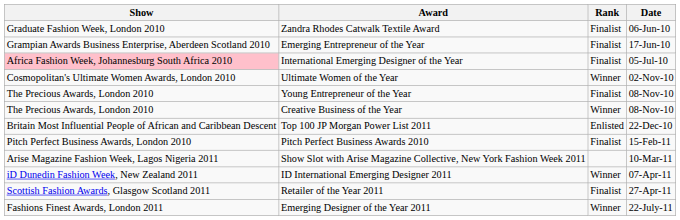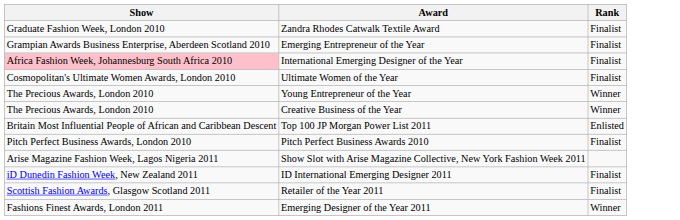- column: (651, 12)
(605, 77) Winner -> (606, 77) Finalist
(606, 93) Finalist -> (605, 93) Winner
(605, 175) Winner -> (606, 175) Finalist
